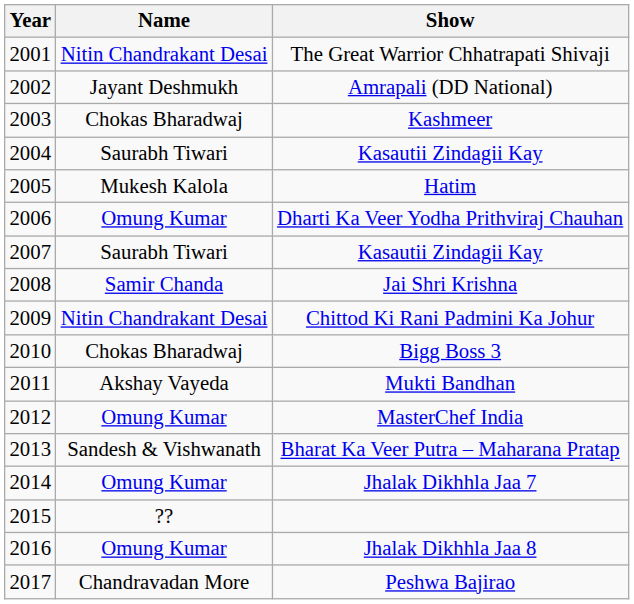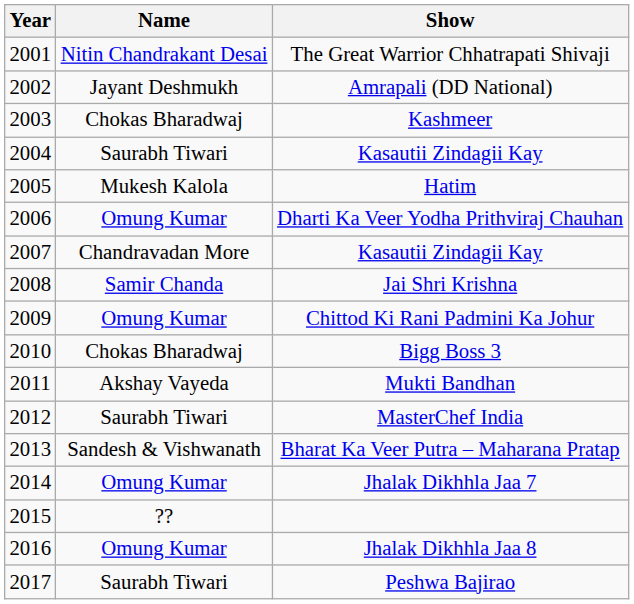(164, 251) Saurabh Tiwari -> (164, 251) Chandravadan More
(164, 317) Nitin Chandrakant Desai -> (164, 317) Omung Kumar
(164, 416) Omung Kumar -> (164, 416) Saurabh Tiwari
(164, 581) Chandravadan More -> (164, 581) Saurabh Tiwari
